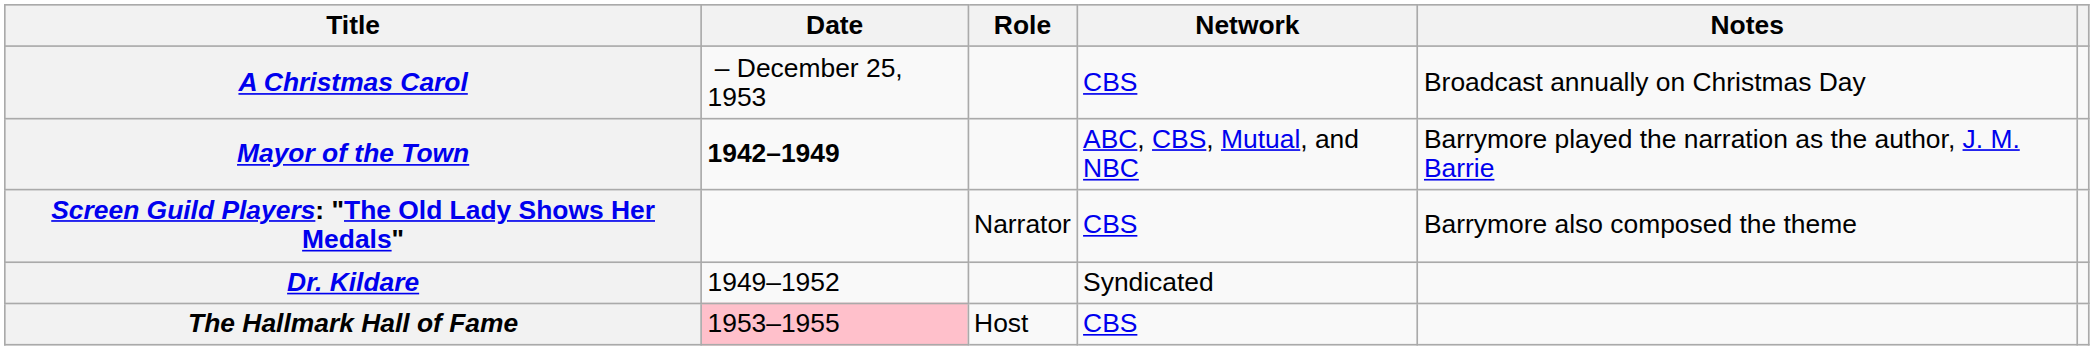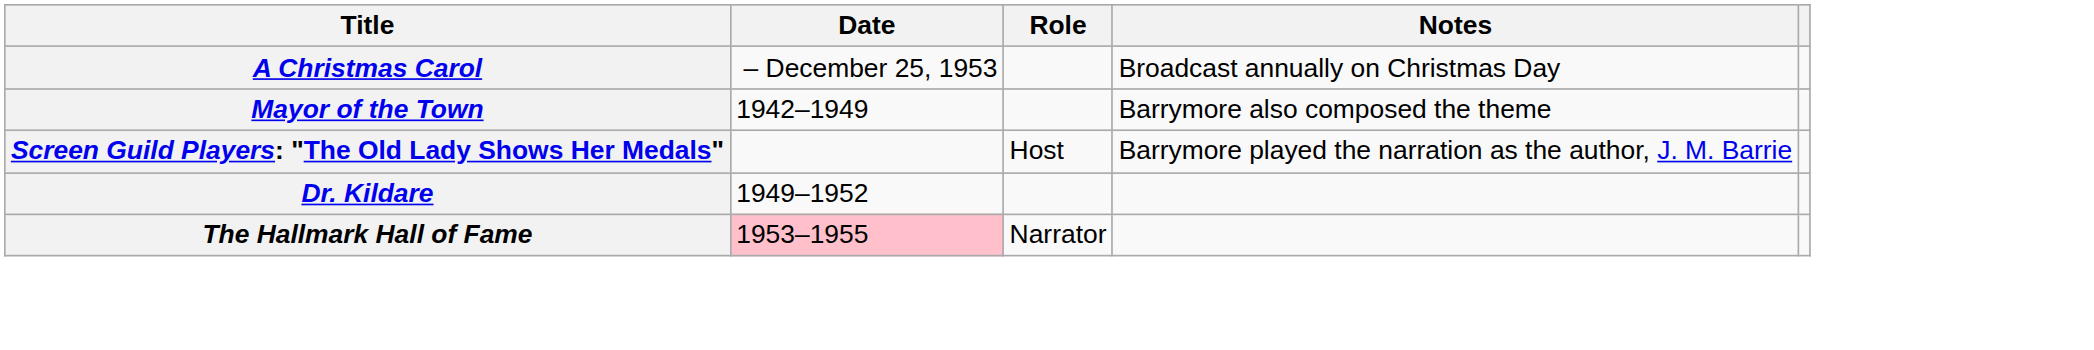- column: (1247, 25)
(774, 153) bold -> (802, 109) normal
(1722, 153) Barrymore played the narration as the author, J. M. Barrie -> (1335, 109) Barrymore also composed the theme
(1022, 225) Narrator -> (1037, 151) Host
(1640, 225) Barrymore also composed the theme -> (1455, 151) Barrymore played the narration as the author, J. M. Barrie
(1001, 323) Host -> (1058, 234) Narrator
